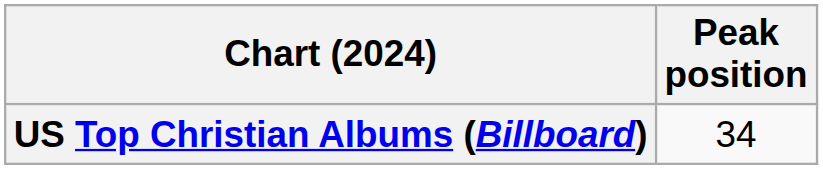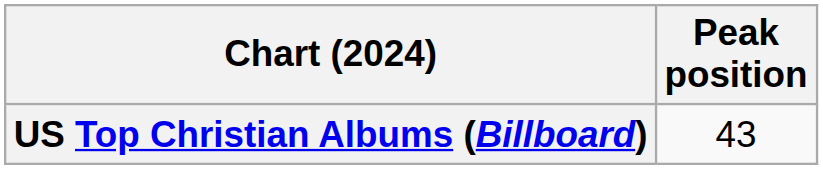(736, 133) 34 -> (736, 133) 43
